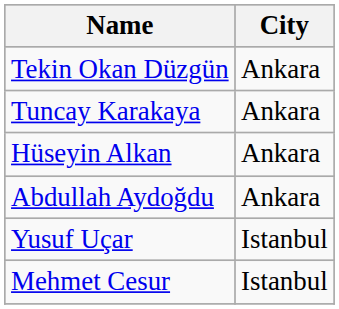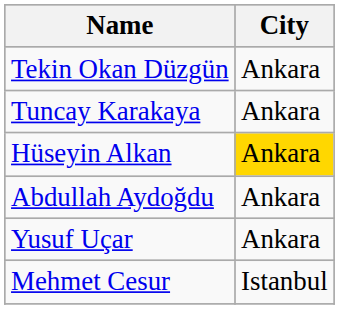(281, 153) no background -> (281, 153) gold background
(284, 238) Istanbul -> (281, 238) Ankara
